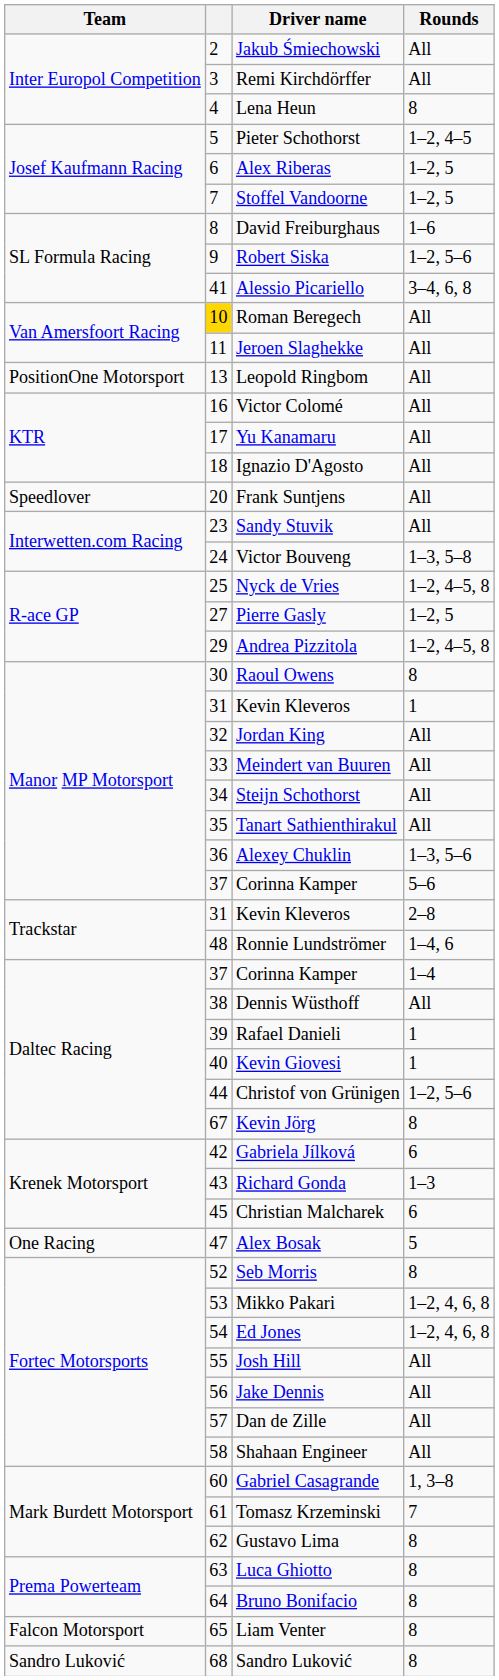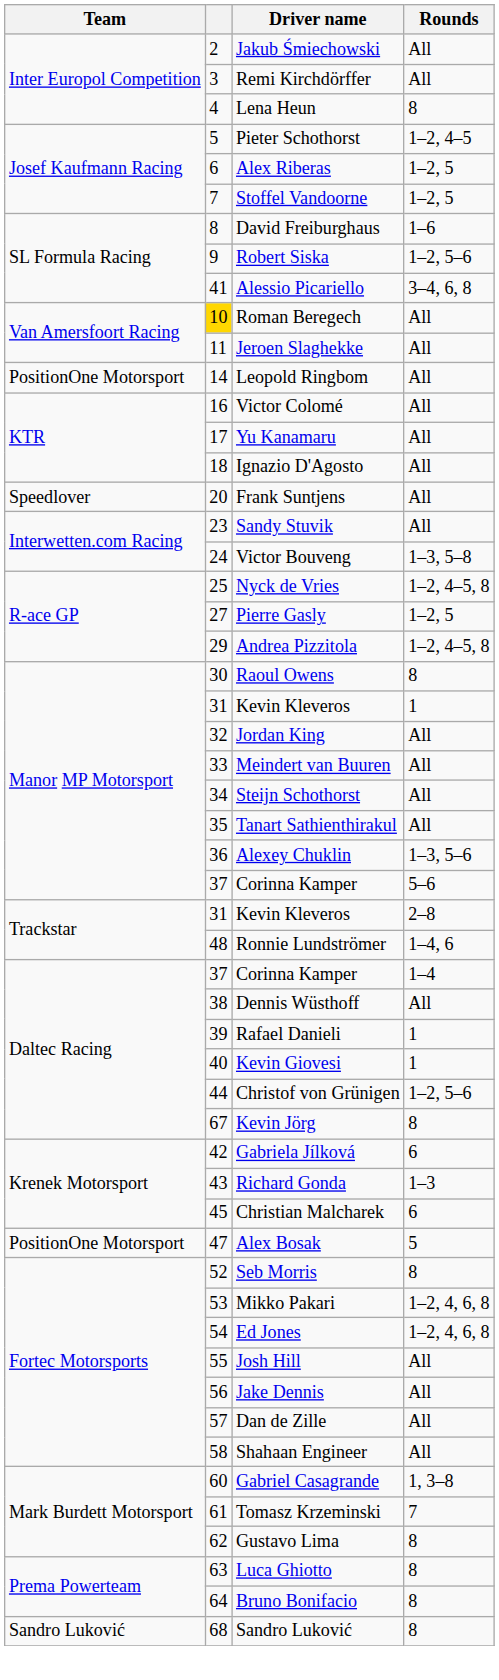(218, 377) 13 -> (218, 377) 14
(52, 1242) One Racing -> (97, 1242) PositionOne Motorsport
- row: (281, 1630)
